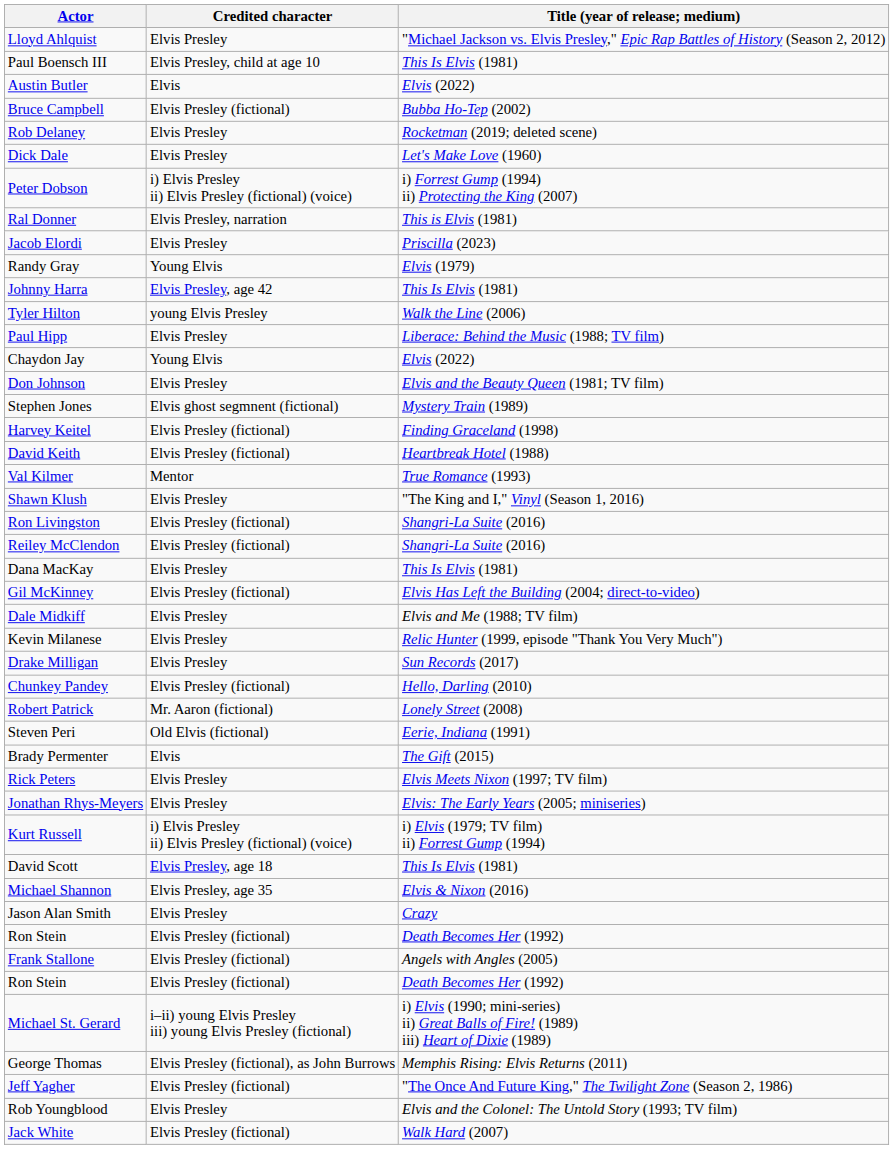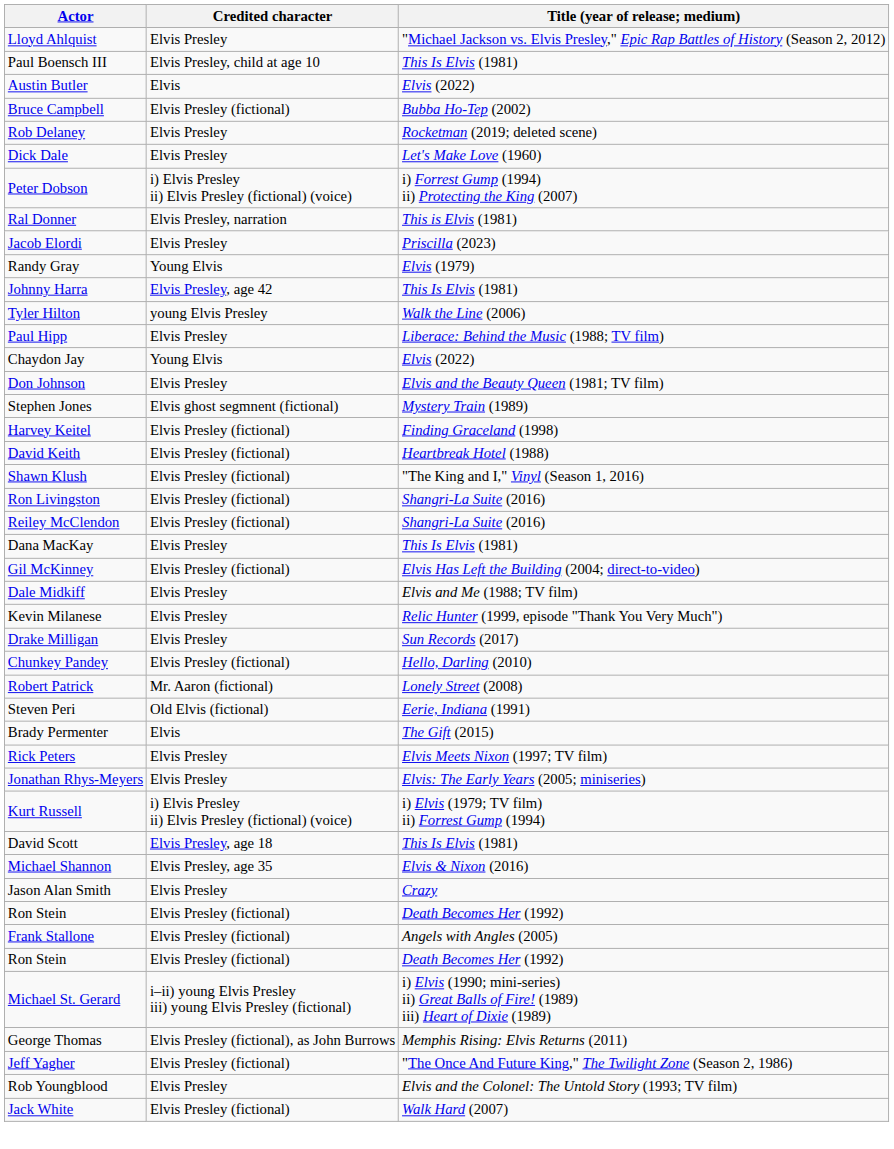- row: (40, 476)
(189, 499) Elvis Presley -> (220, 476) Elvis Presley (fictional)
